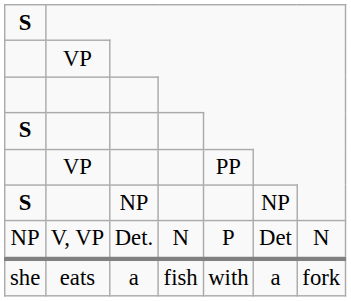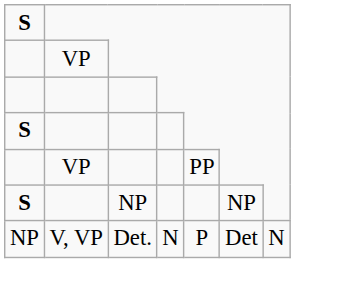- row: (25, 277)
